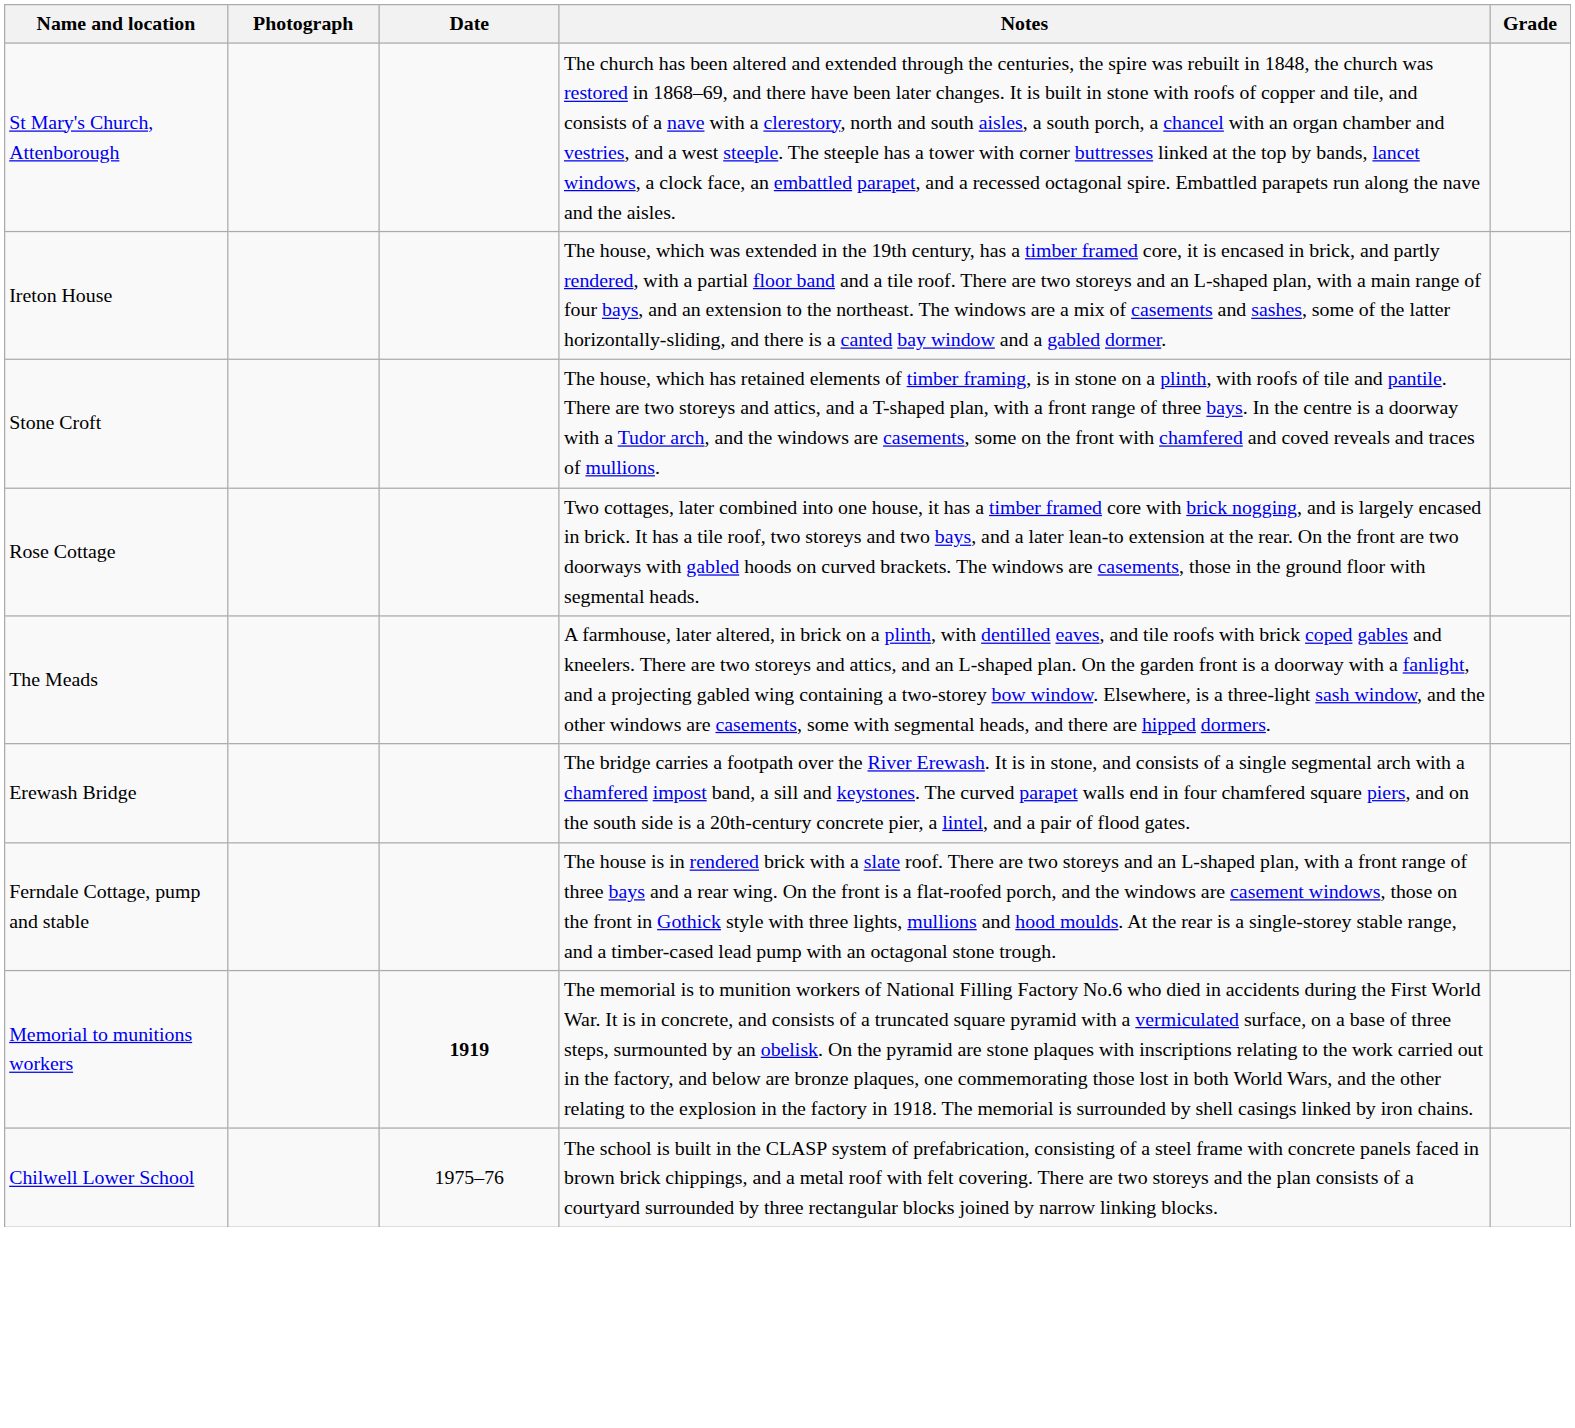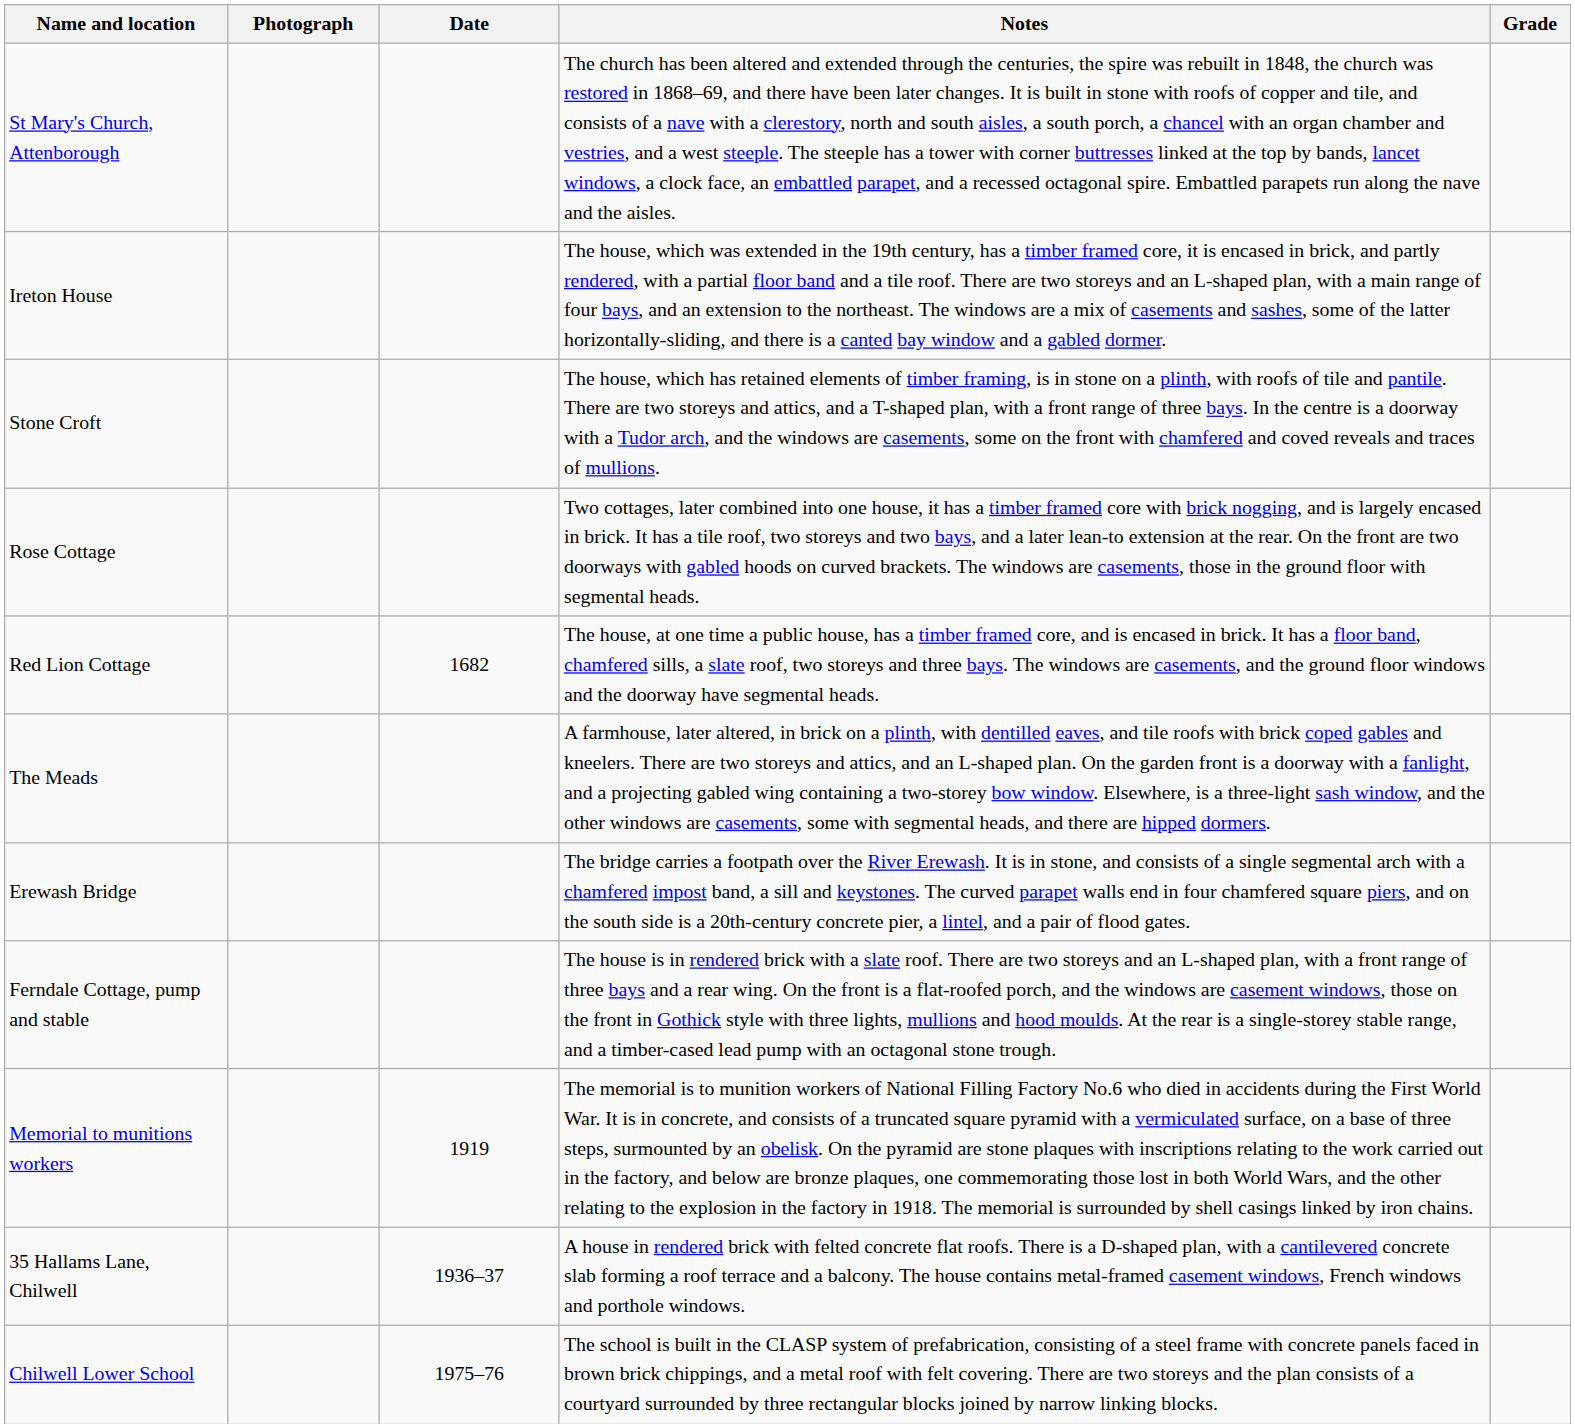+ row: (80, 664)
(469, 1049) bold -> (469, 1147) normal
+ row: (79, 1276)
